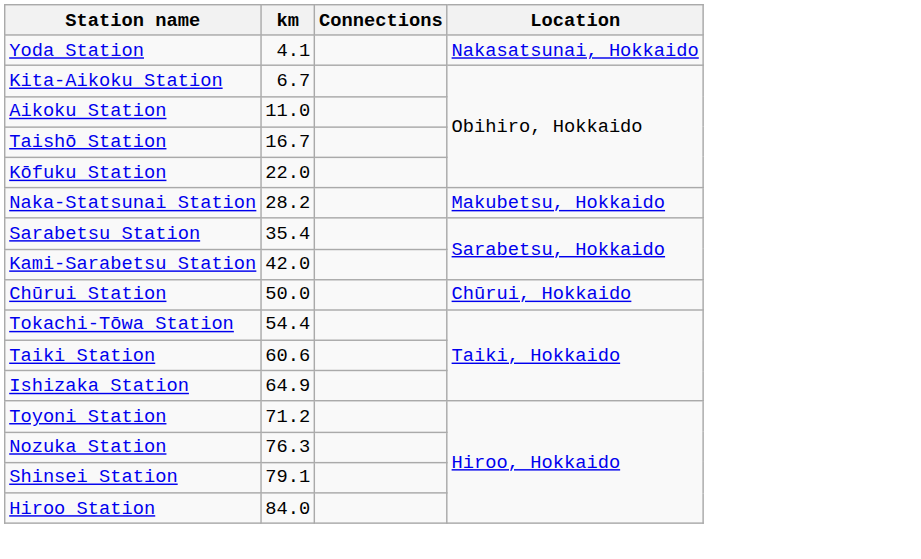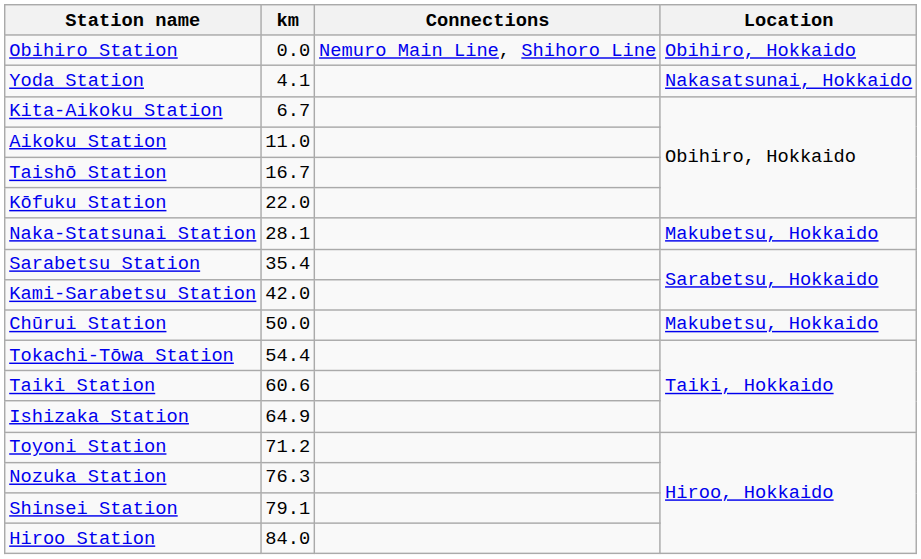+ row: (93, 50)
(288, 203) 28.2 -> (288, 234) 28.1
(541, 295) Chūrui, Hokkaido -> (772, 325) Makubetsu, Hokkaido
